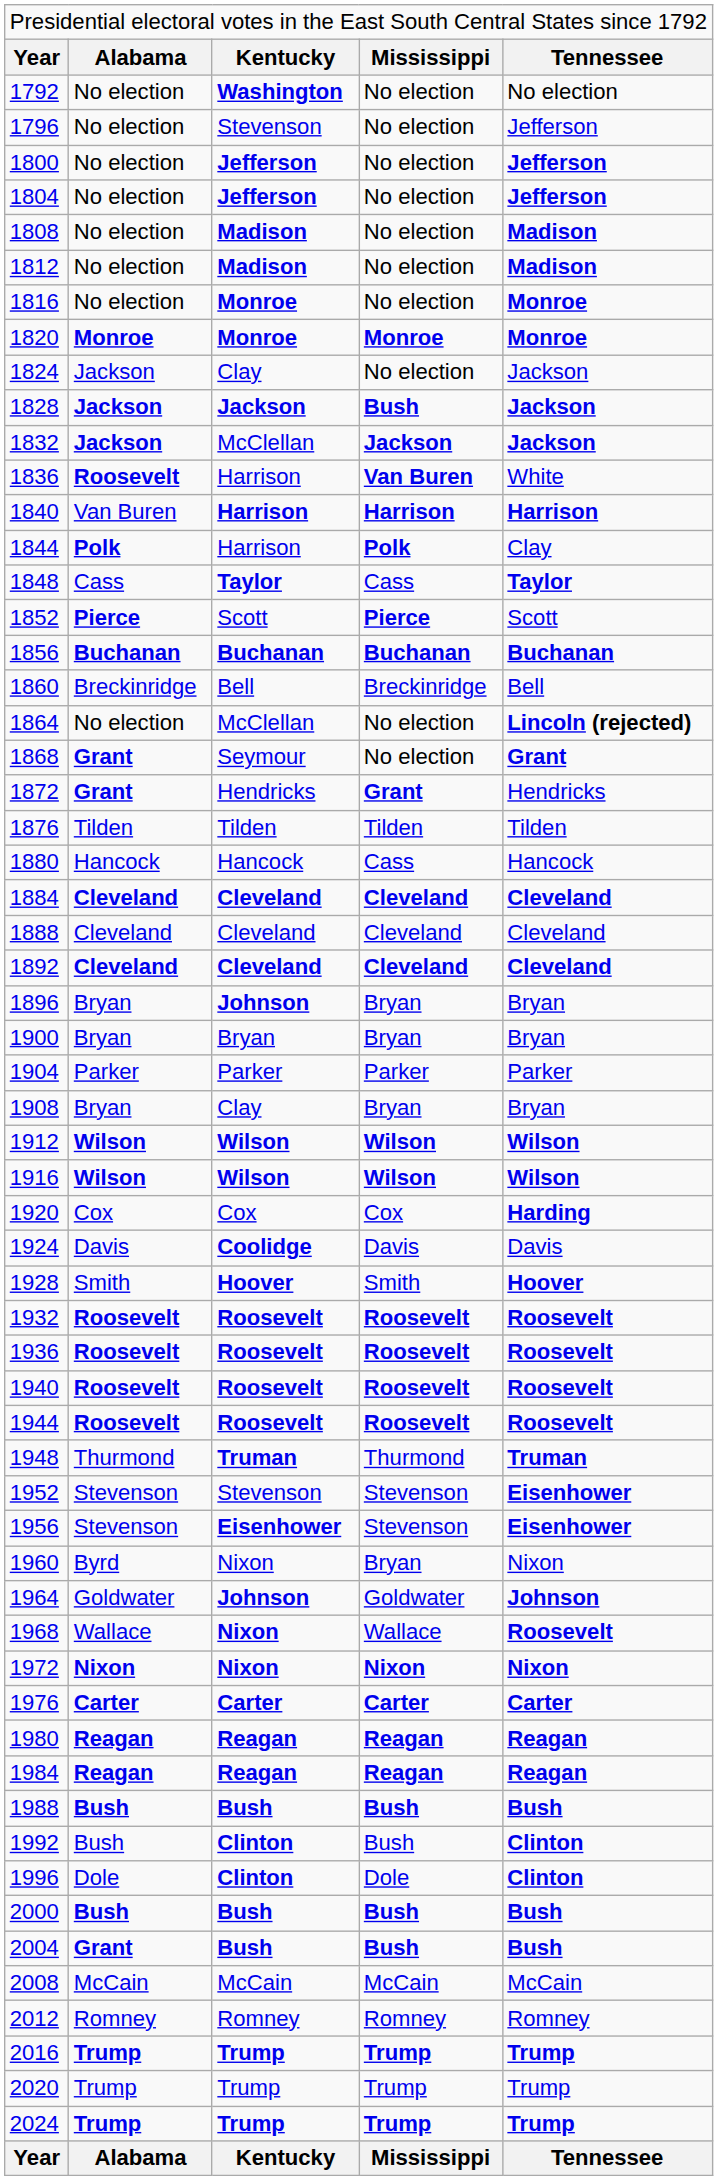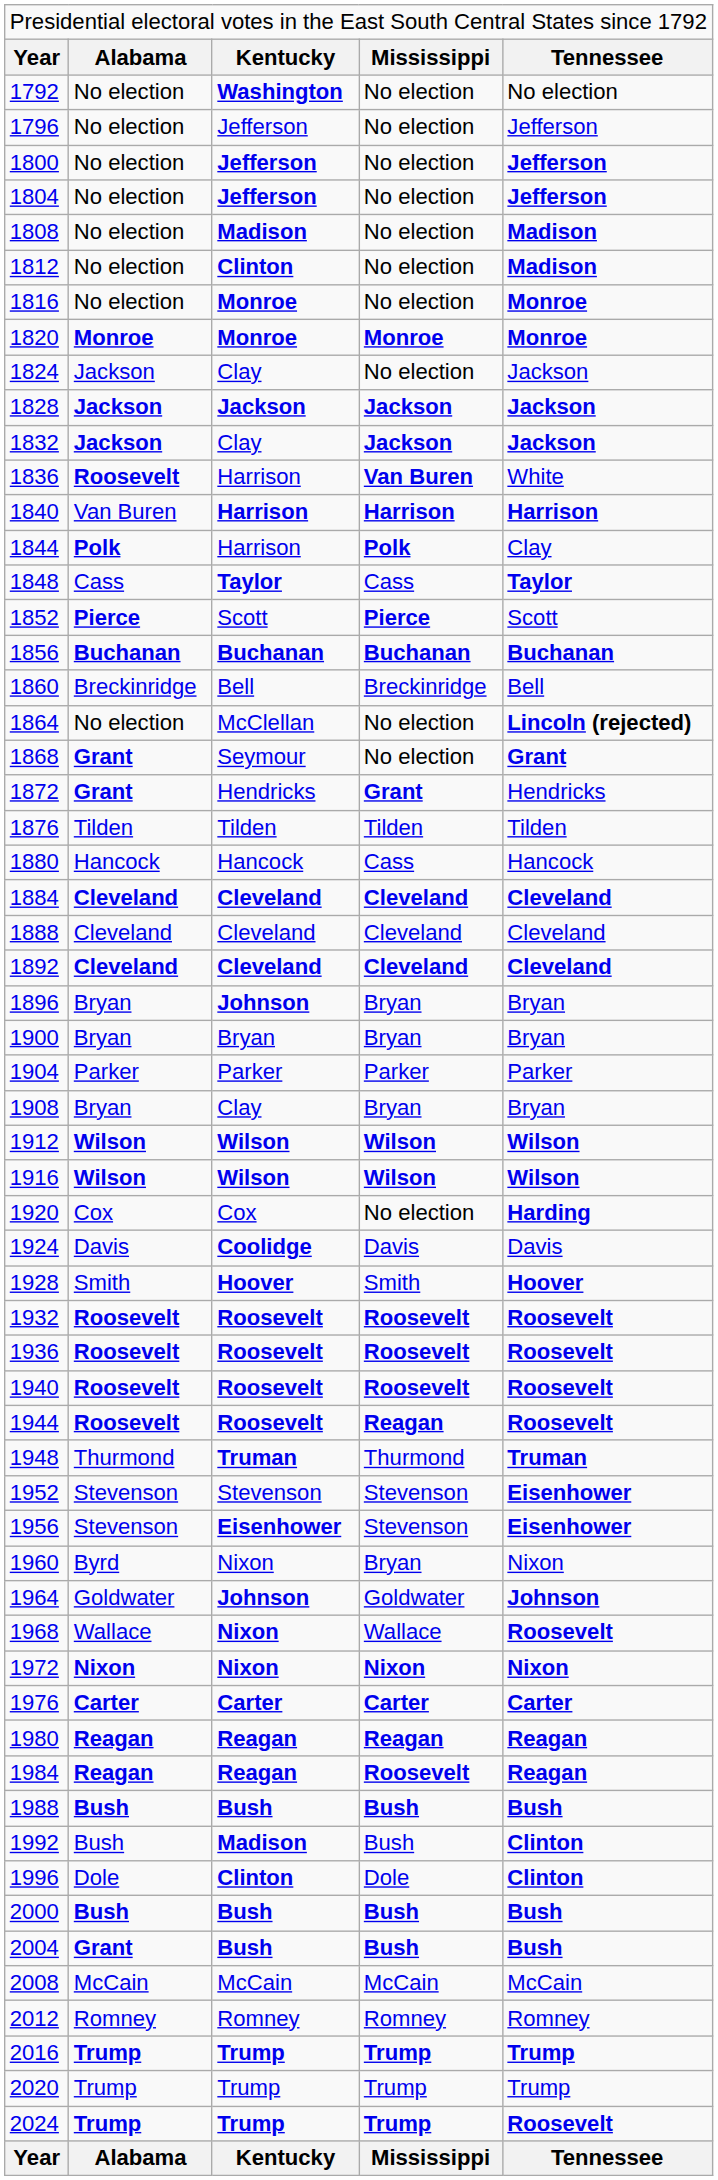(269, 127) Stevenson -> (263, 127) Jefferson
(262, 267) Madison -> (255, 267) Clinton
(391, 407) Bush -> (408, 407) Jackson
(266, 442) McClellan -> (239, 442) Clay
(383, 1212) Cox -> (419, 1212) No election
(417, 1422) Roosevelt -> (404, 1422) Reagan
(404, 1772) Reagan -> (417, 1772) Roosevelt
(255, 1842) Clinton -> (262, 1842) Madison
(541, 2123) Trump -> (560, 2123) Roosevelt
